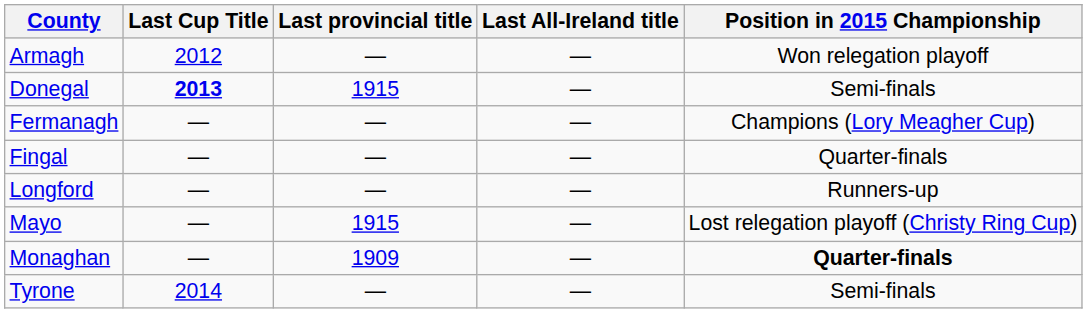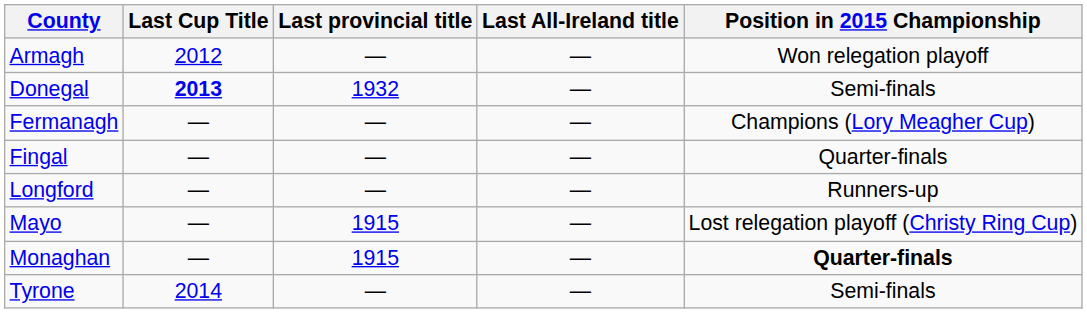(375, 88) 1915 -> (375, 88) 1932
(375, 257) 1909 -> (375, 257) 1915
